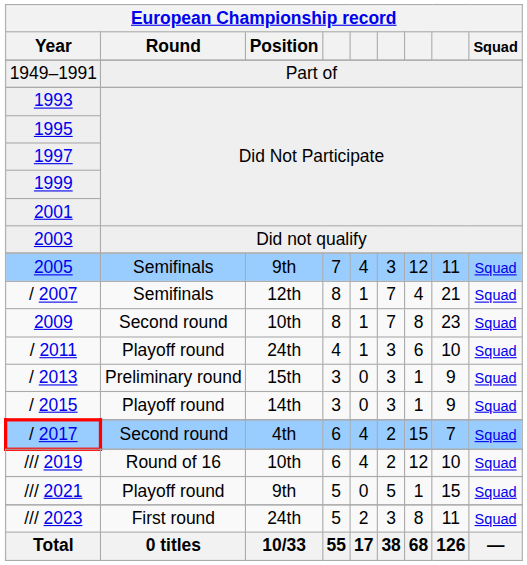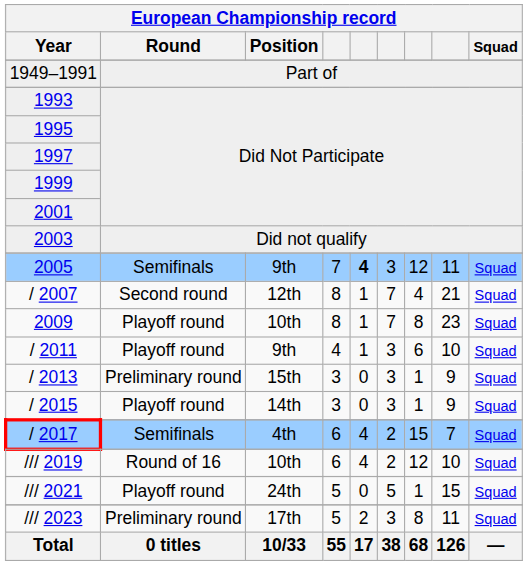(364, 267) normal -> (364, 267) bold
(173, 294) Semifinals -> (173, 294) Second round
(173, 322) Second round -> (173, 322) Playoff round
(284, 350) 24th -> (284, 350) 9th
(174, 434) Second round -> (174, 434) Semifinals
(284, 490) 9th -> (284, 490) 24th
(173, 518) First round -> (173, 518) Preliminary round
(284, 518) 24th -> (284, 518) 17th
